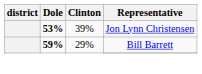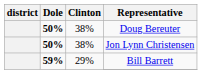+ row: (150, 28)
(53, 28) 53% -> (53, 45) 50%
(84, 28) 39% -> (84, 45) 38%
